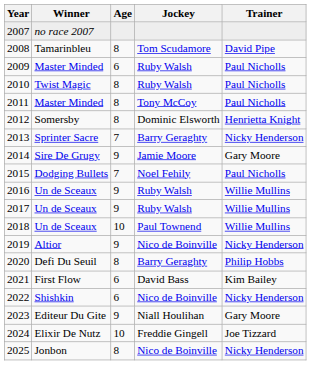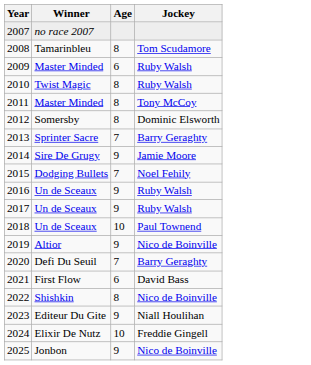- column: (264, 13)
(116, 262) 8 -> (116, 262) 7
(116, 297) 6 -> (116, 297) 8
(116, 350) 8 -> (116, 350) 9
